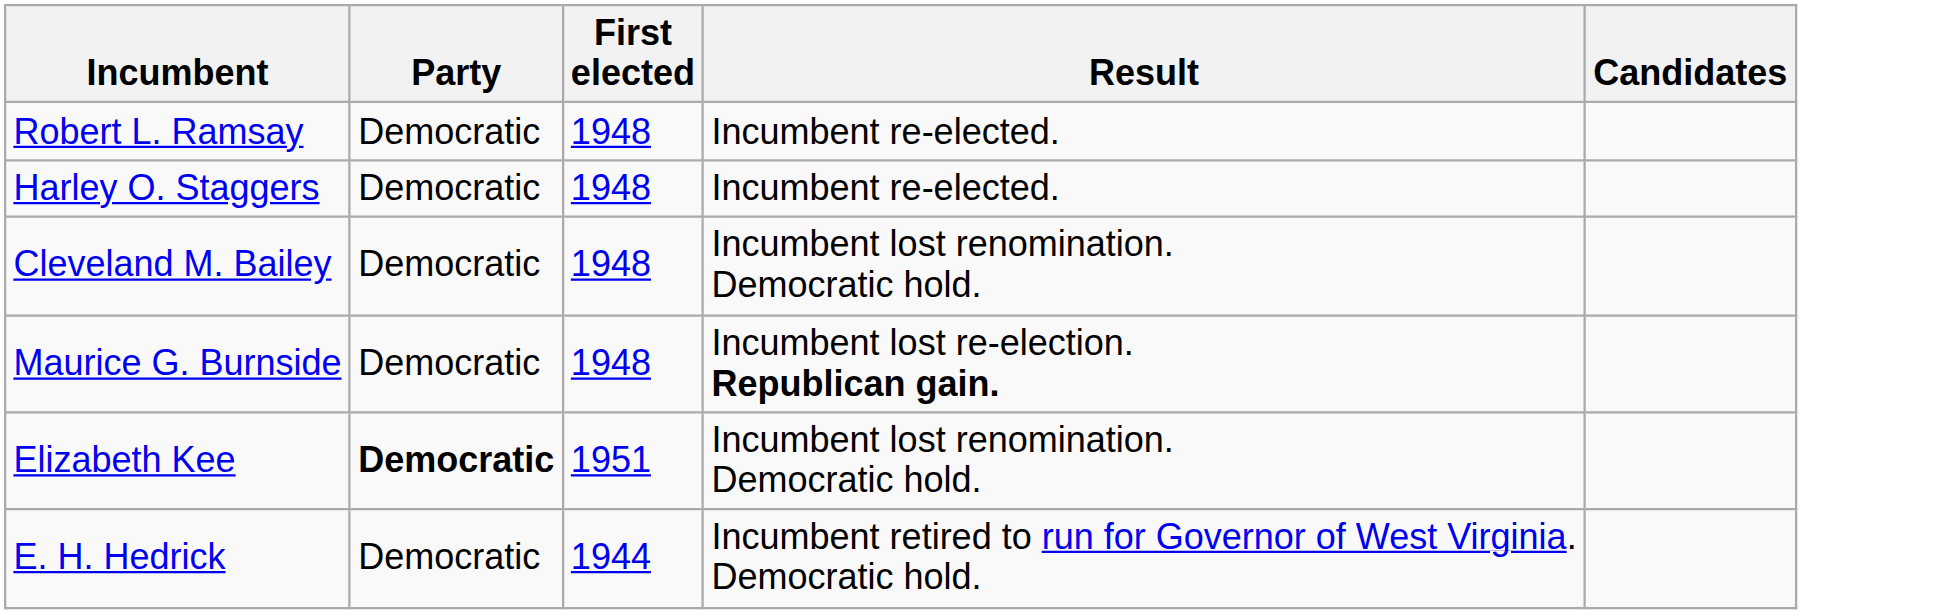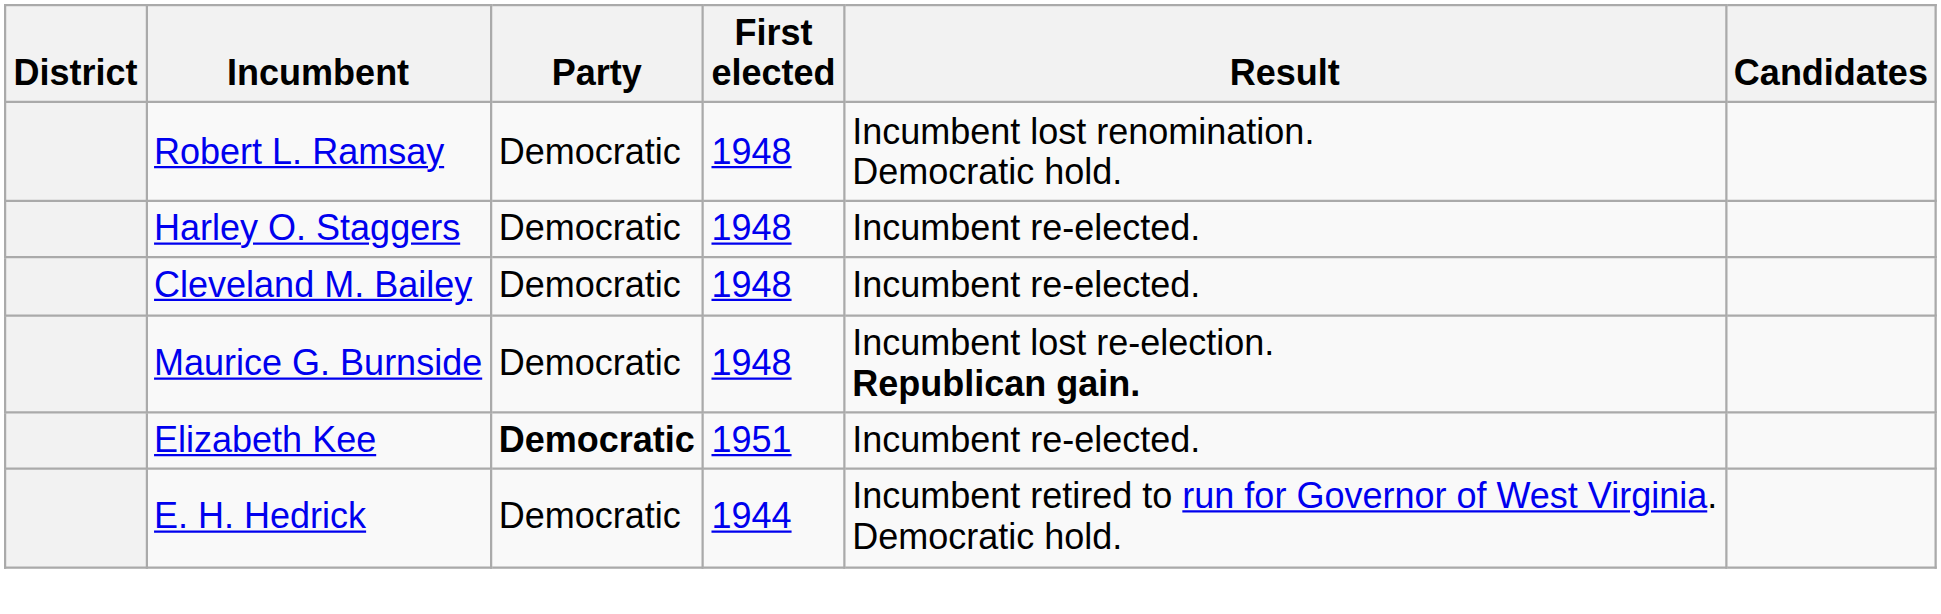+ column: (75, 73)
(886, 130) Incumbent re-elected. -> (1083, 150) Incumbent lost renomination. Democratic hold.
(943, 265) Incumbent lost renomination. Democratic hold. -> (1026, 285) Incumbent re-elected.
(943, 460) Incumbent lost renomination. Democratic hold. -> (1026, 440) Incumbent re-elected.
